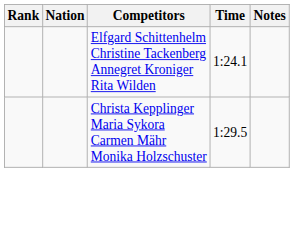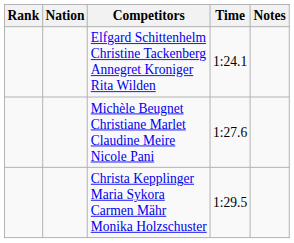+ row: (138, 132)
